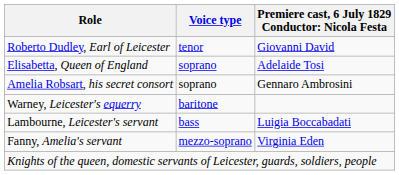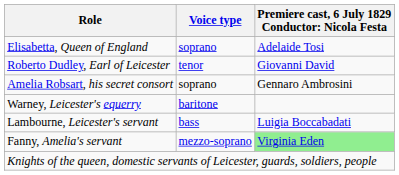rows swapped: (77, 65) <-> (89, 46)
(291, 141) no background -> (291, 141) lightgreen background
